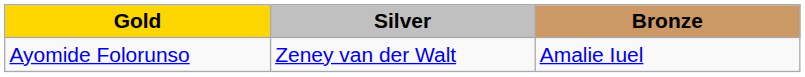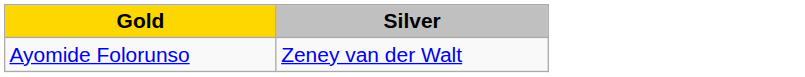- column: (667, 21)
